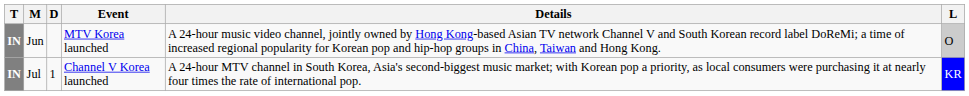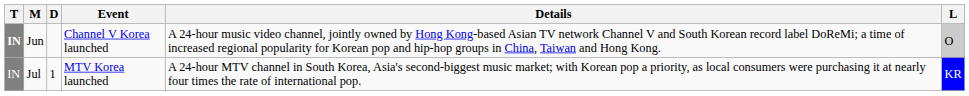(94, 40) MTV Korea launched -> (107, 40) Channel V Korea launched
(14, 74) bold -> (14, 74) normal
(107, 74) Channel V Korea launched -> (94, 74) MTV Korea launched
